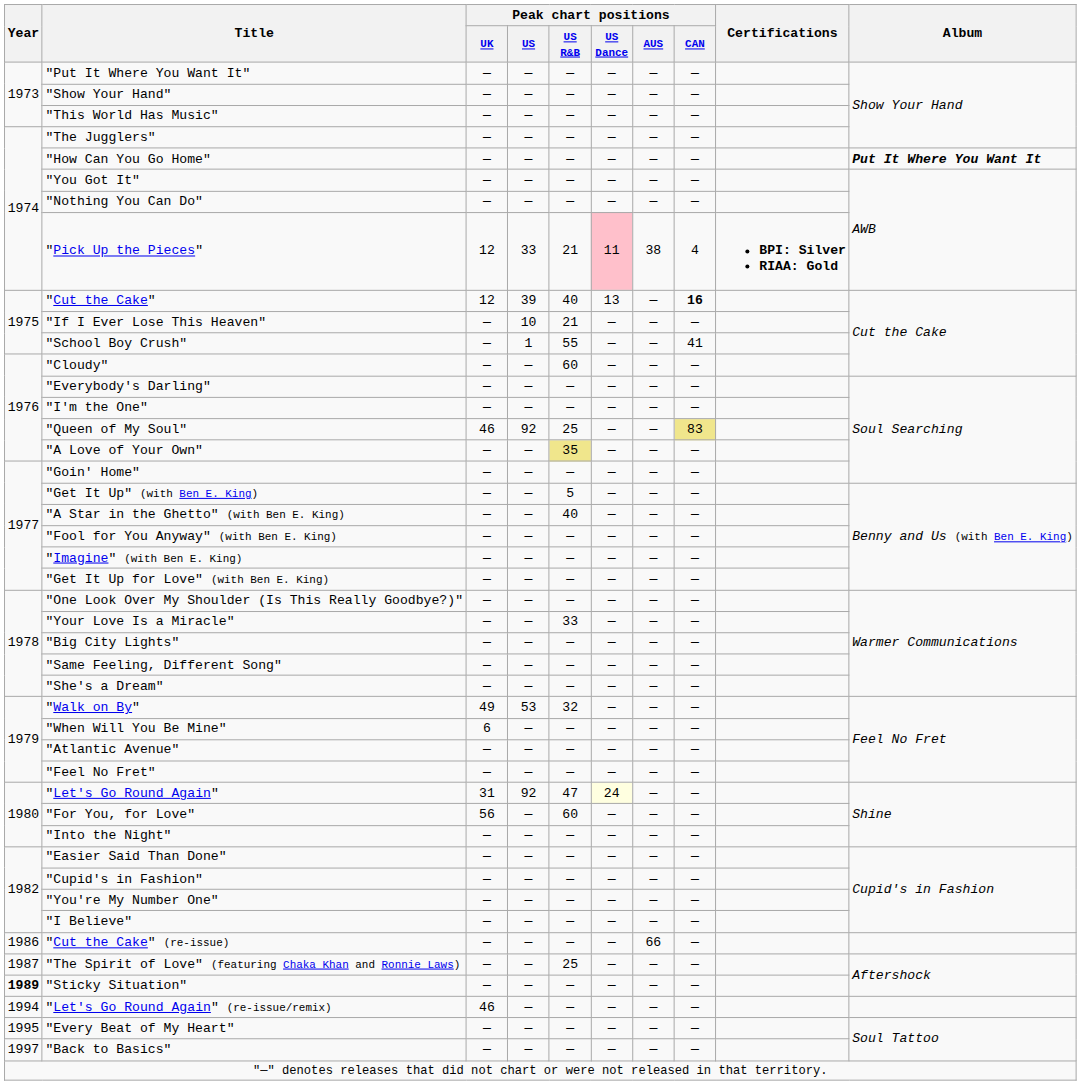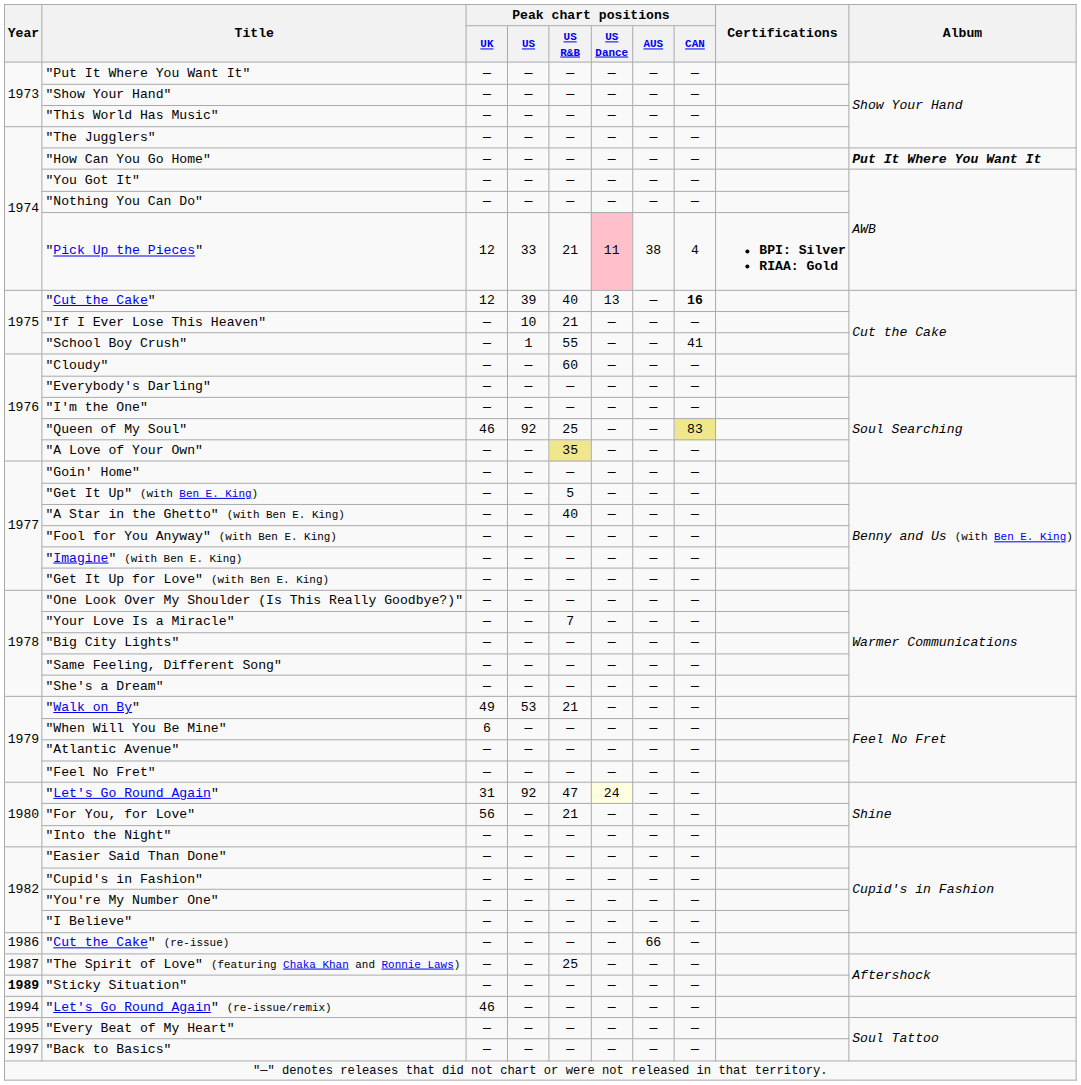(570, 622) 33 -> (570, 622) 7
(570, 707) 32 -> (570, 707) 21
(570, 814) 60 -> (570, 814) 21
